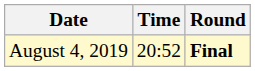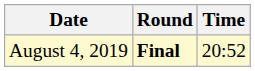columns swapped: (159, 19) <-> (218, 19)
